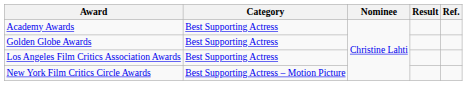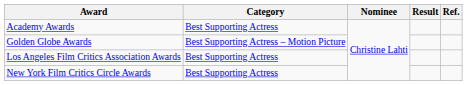(232, 42) Best Supporting Actress -> (265, 42) Best Supporting Actress – Motion Picture
(265, 73) Best Supporting Actress – Motion Picture -> (232, 73) Best Supporting Actress
